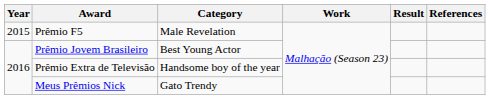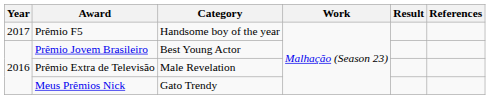(18, 31) 2015 -> (18, 31) 2017
(198, 31) Male Revelation -> (220, 31) Handsome boy of the year
(220, 67) Handsome boy of the year -> (198, 67) Male Revelation
